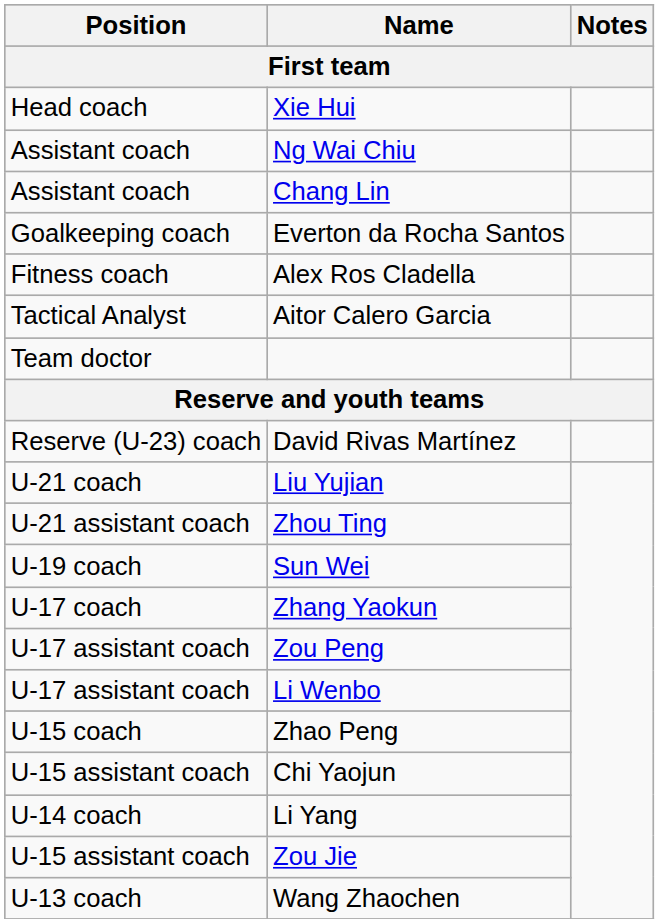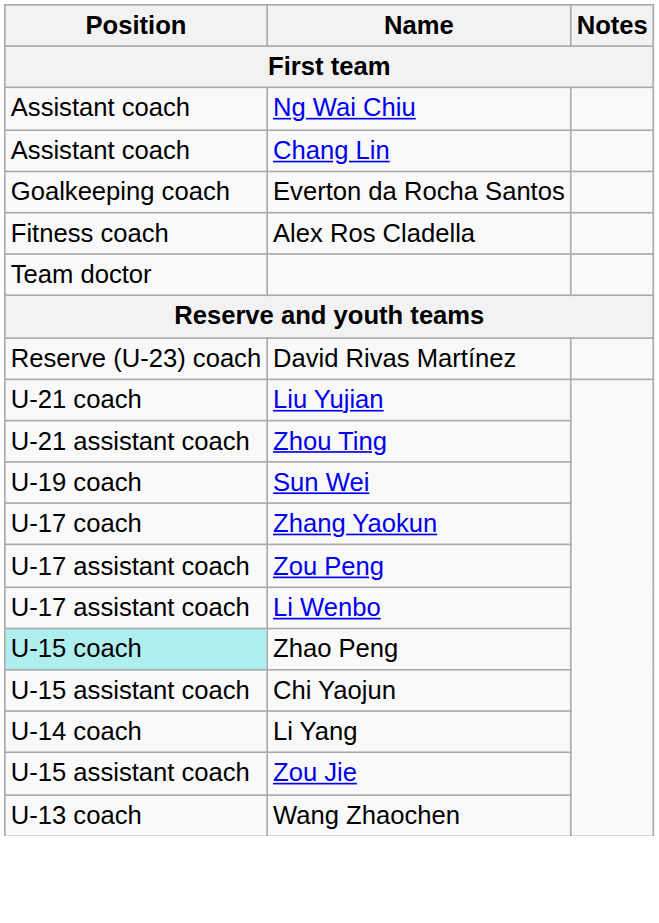- row: (314, 107)
- row: (382, 315)
(76, 731) no background -> (76, 648) paleturquoise background
